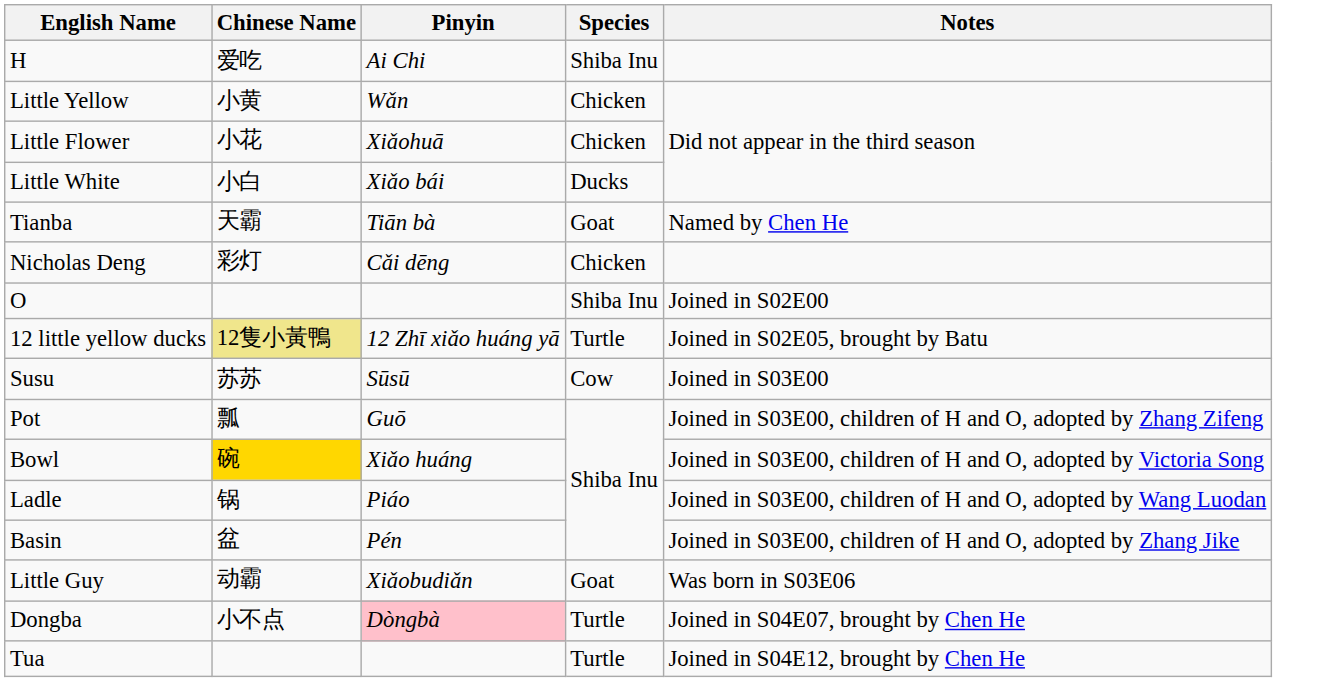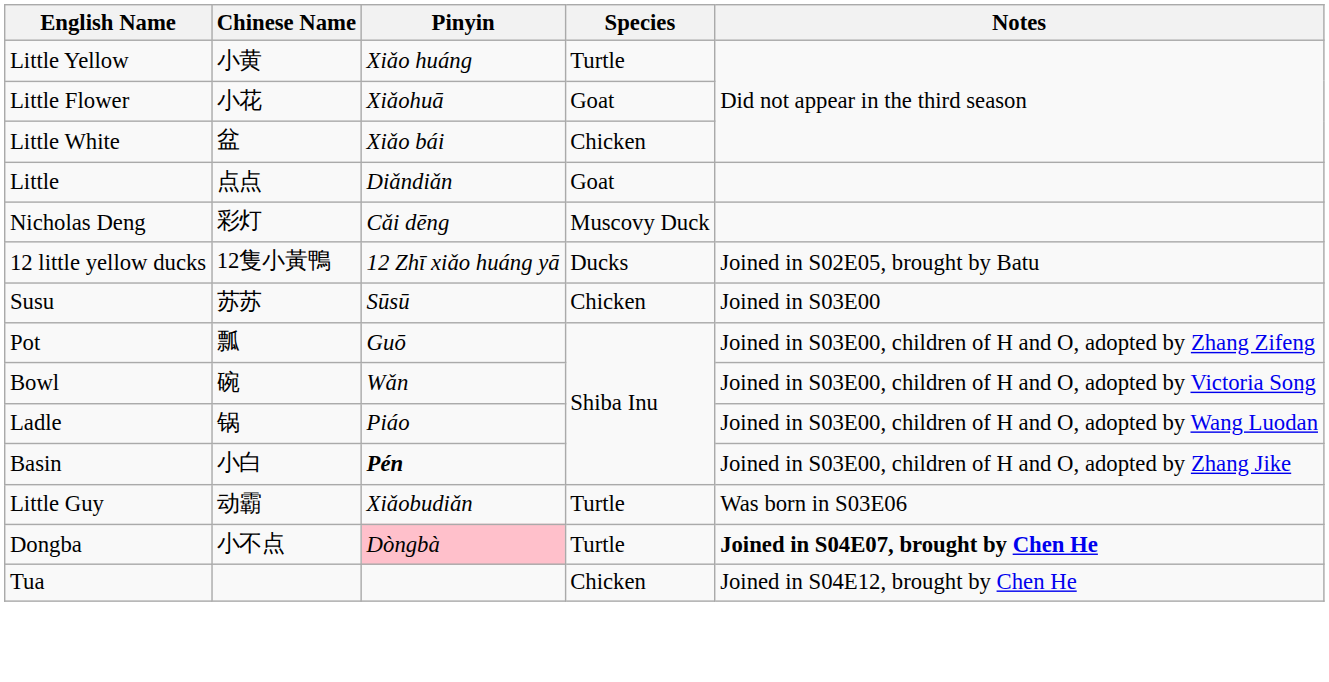- row: (18, 60)
(387, 100) Wǎn -> (419, 60) Xiǎo huáng
(608, 100) Chicken -> (598, 60) Turtle
(608, 141) Chicken -> (592, 100) Goat
(239, 180) 小白 -> (228, 140) 盆
(599, 181) Ducks -> (608, 141) Chicken
+ row: (35, 181)
- row: (41, 221)
(608, 262) Chicken -> (640, 221) Muscovy Duck
- row: (18, 300)
(273, 337) khaki background -> (273, 261) no background
(598, 338) Turtle -> (599, 262) Ducks
(592, 378) Cow -> (608, 302) Chicken
(228, 458) gold background -> (228, 382) no background
(419, 459) Xiǎo huáng -> (387, 383) Wǎn
(228, 539) 盆 -> (239, 462) 小白
(384, 539) normal -> (385, 463) bold
(592, 580) Goat -> (598, 503) Turtle
(847, 620) normal -> (909, 544) bold
(598, 658) Turtle -> (608, 582) Chicken
